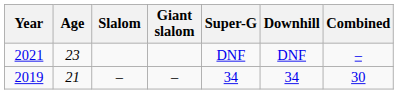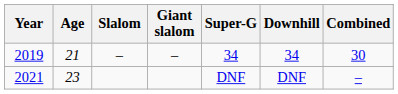rows swapped: (29, 77) <-> (29, 54)
